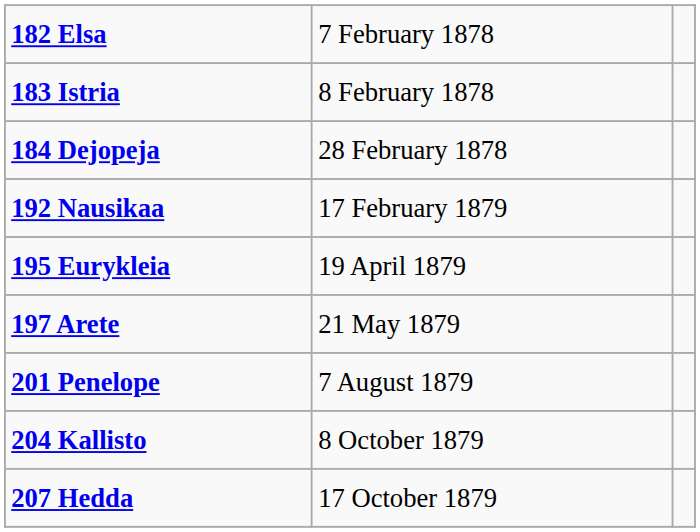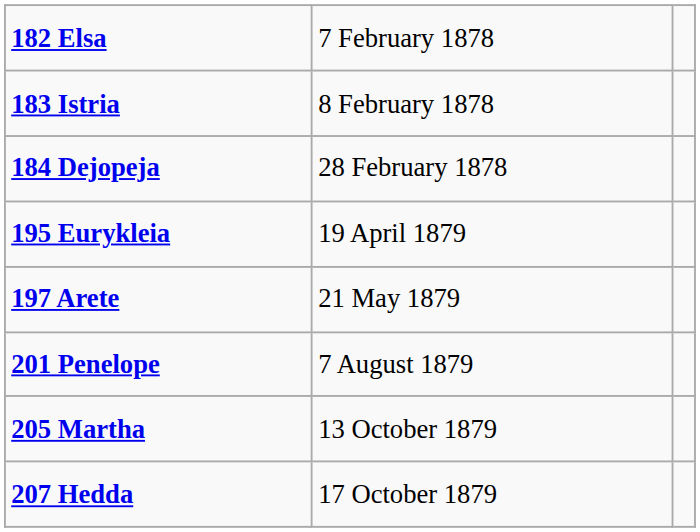- row: (88, 208)
- row: (79, 439)
+ row: (78, 429)
